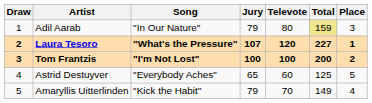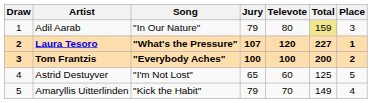(166, 59) "I'm Not Lost" -> (179, 59) "Everybody Aches"
(175, 75) "Everybody Aches" -> (163, 75) "I'm Not Lost"
